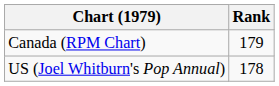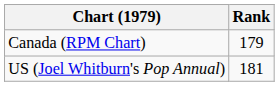(251, 68) 178 -> (251, 68) 181
